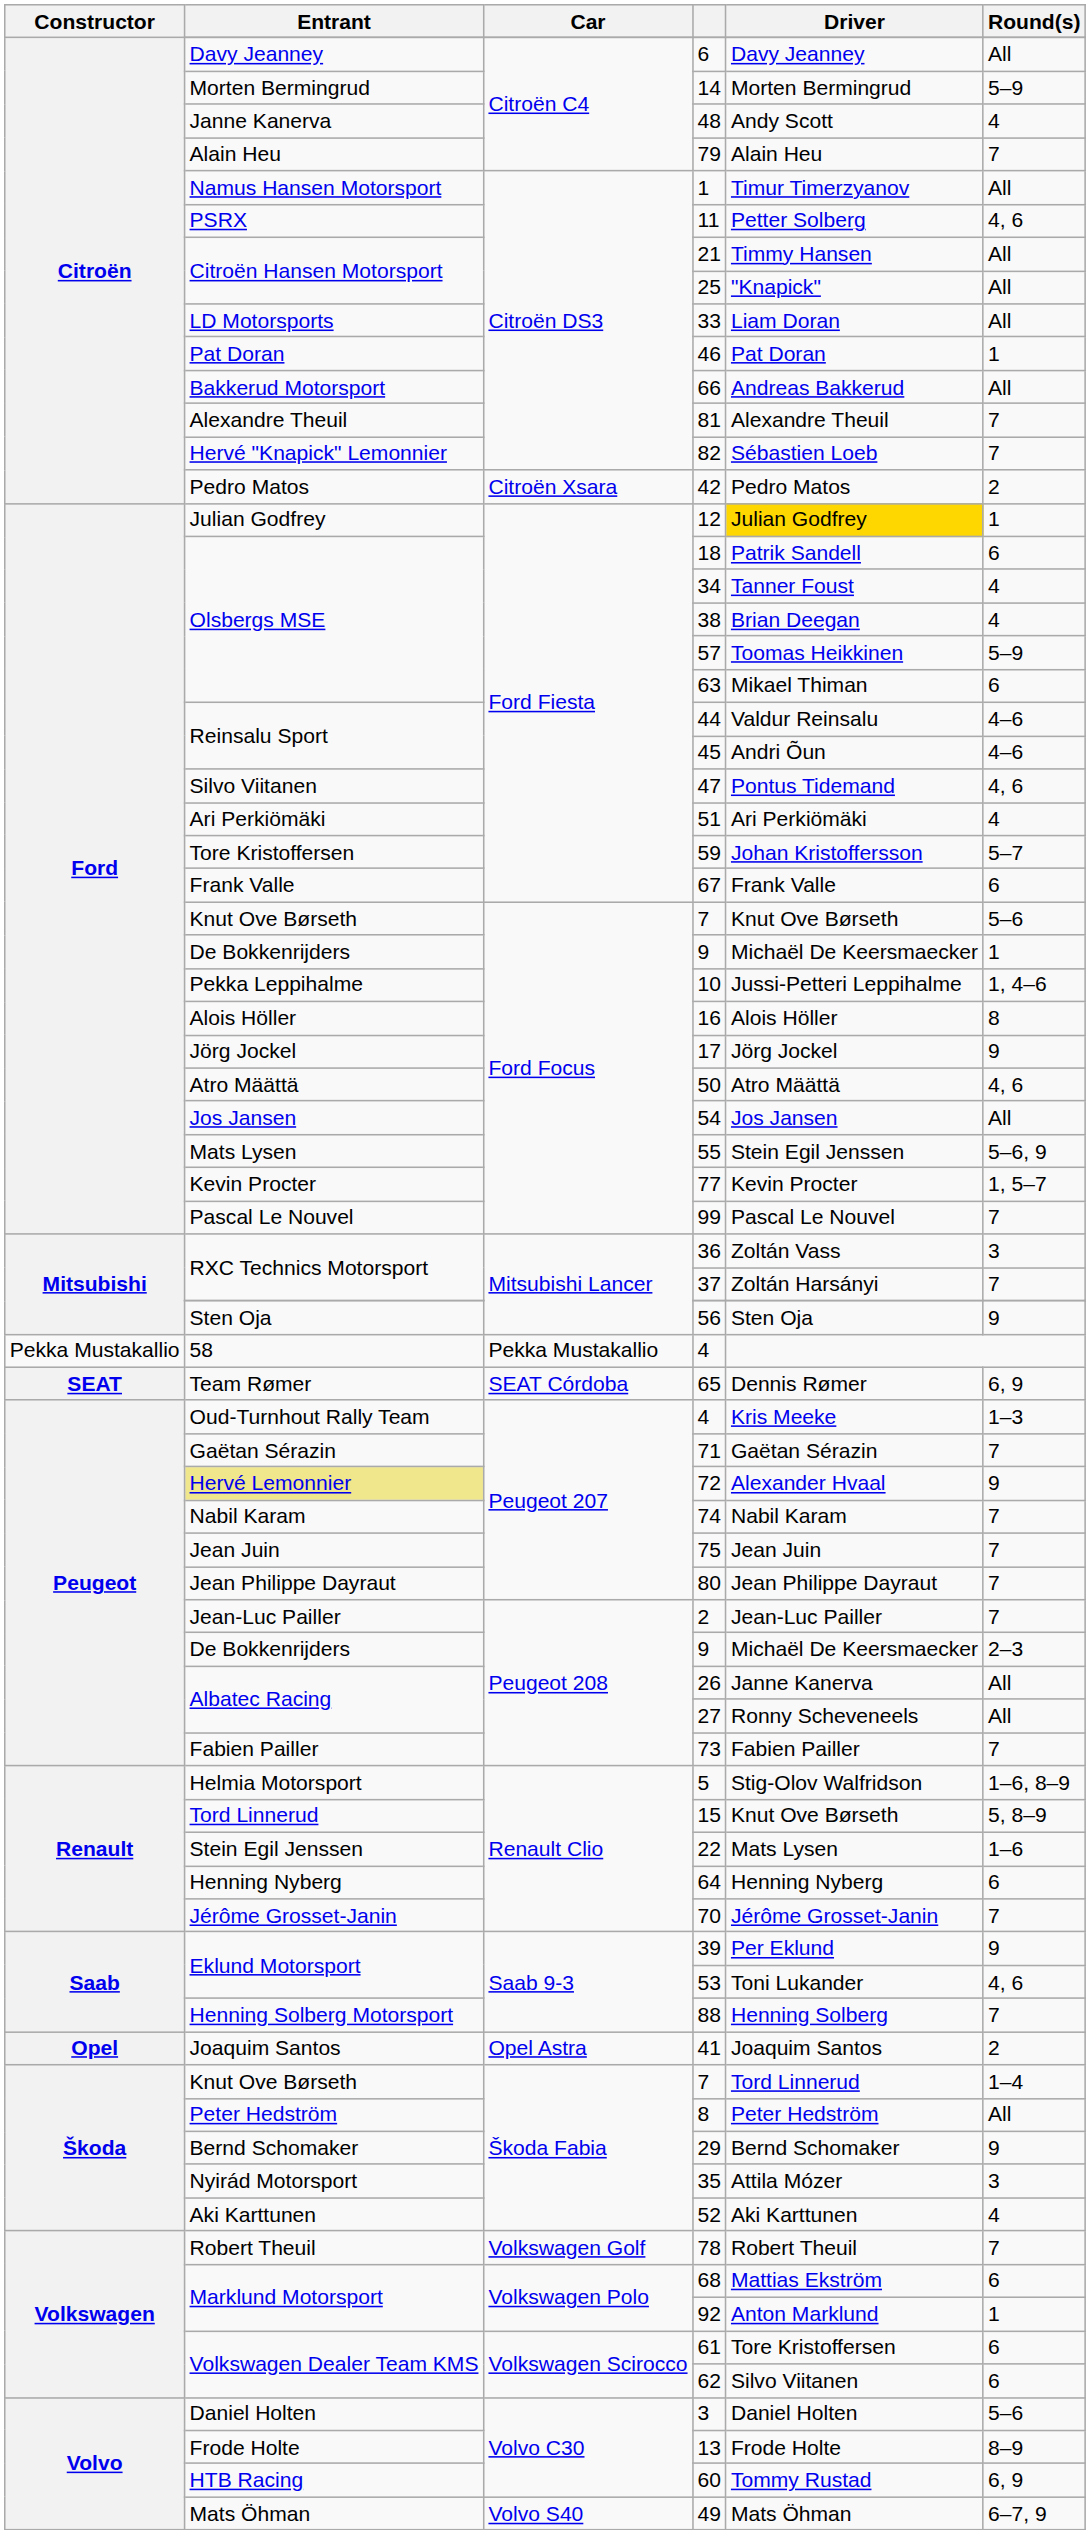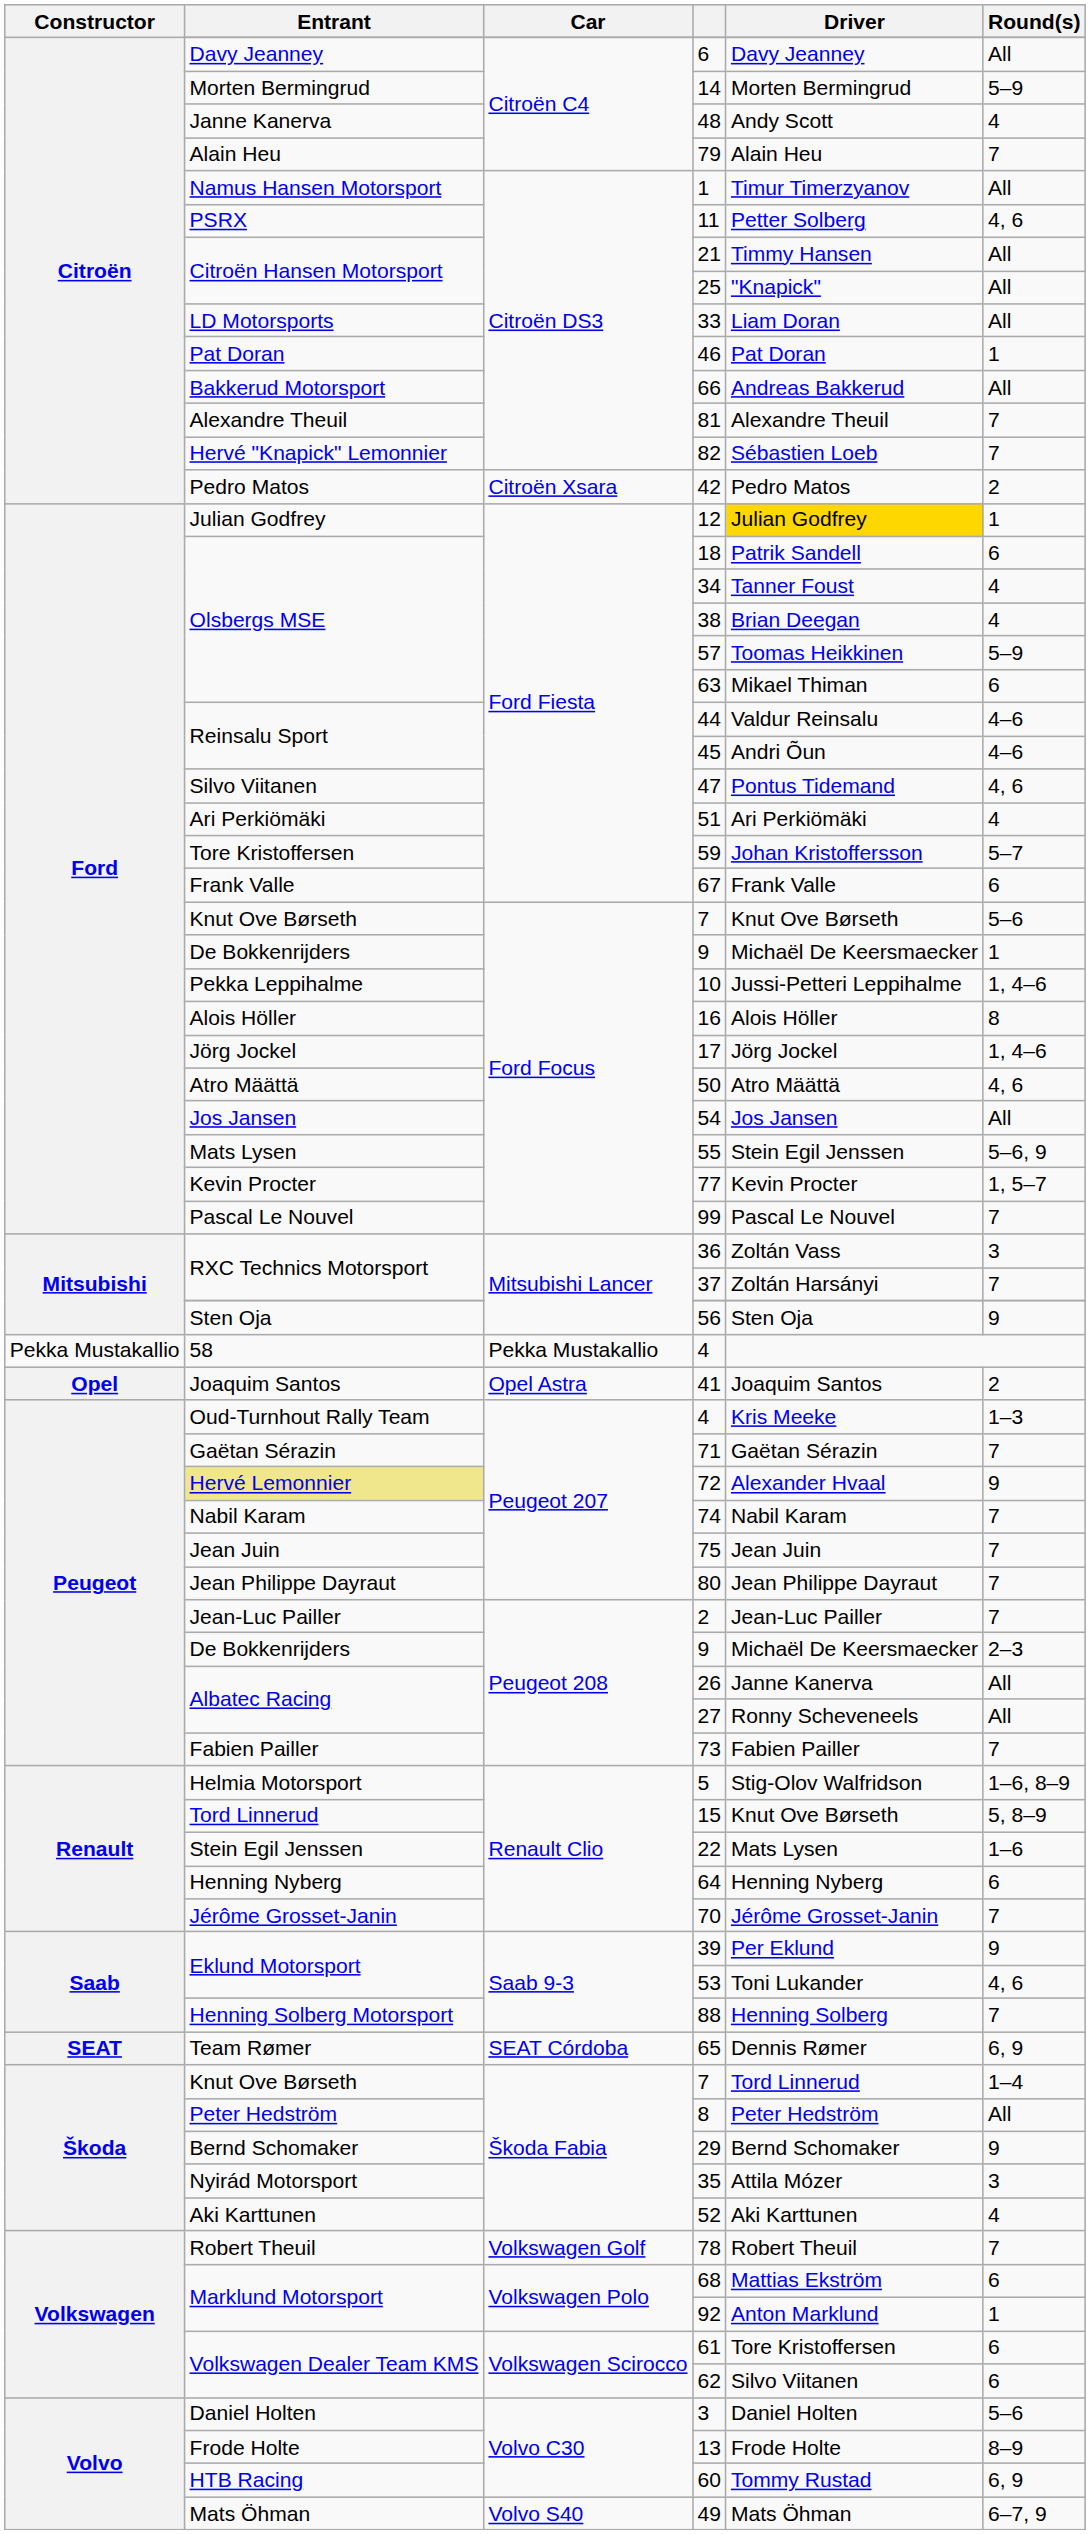(994, 1051) 9 -> (1017, 1051) 1, 4–6
rows swapped: (538, 2048) <-> (558, 1383)
